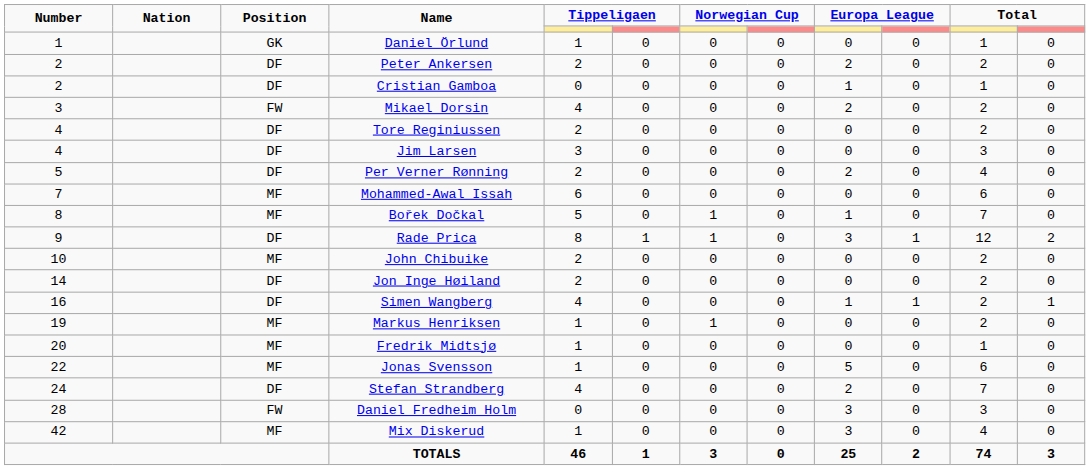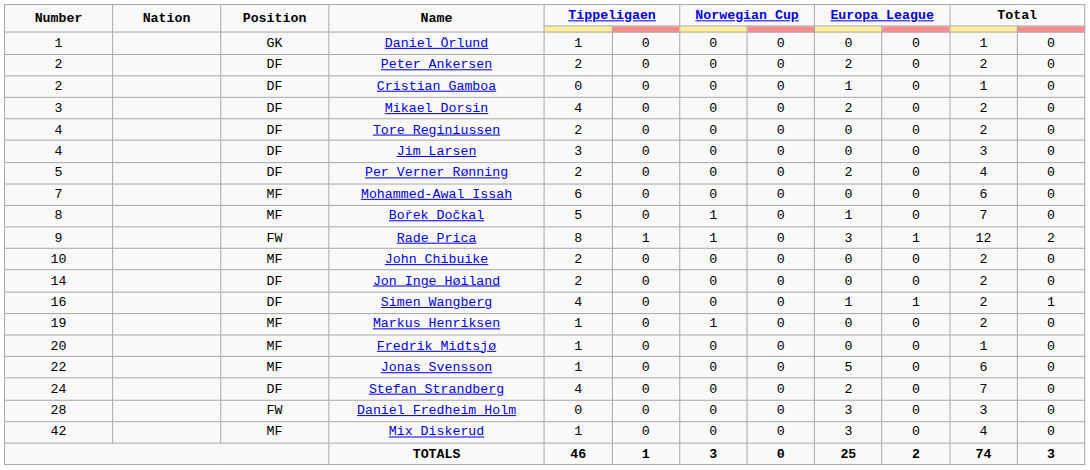(275, 108) FW -> (275, 108) DF
(275, 238) DF -> (275, 238) FW
